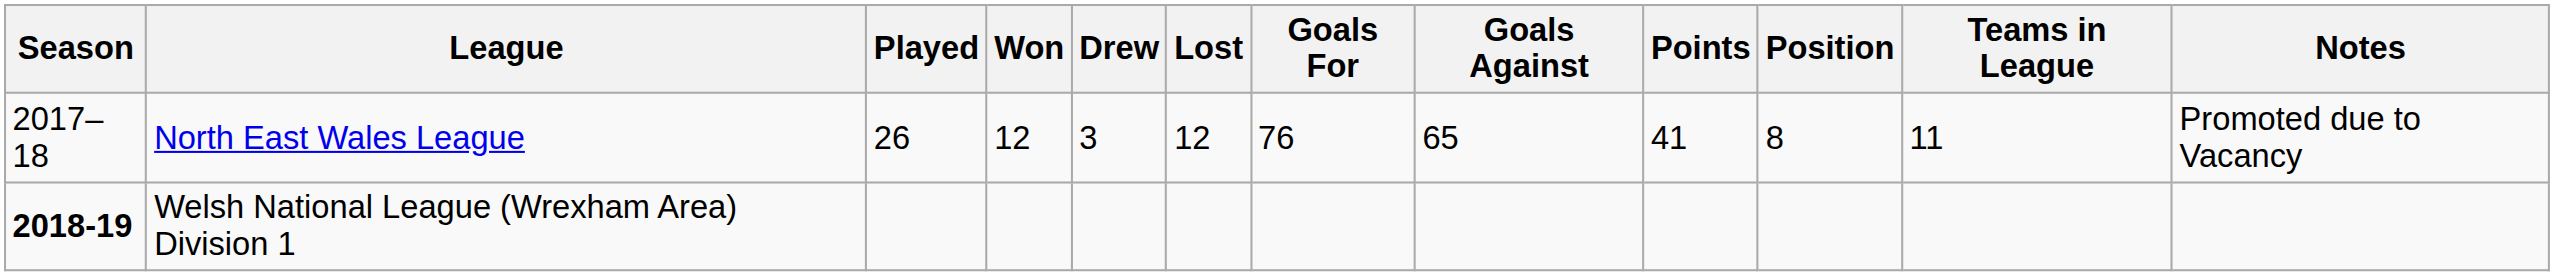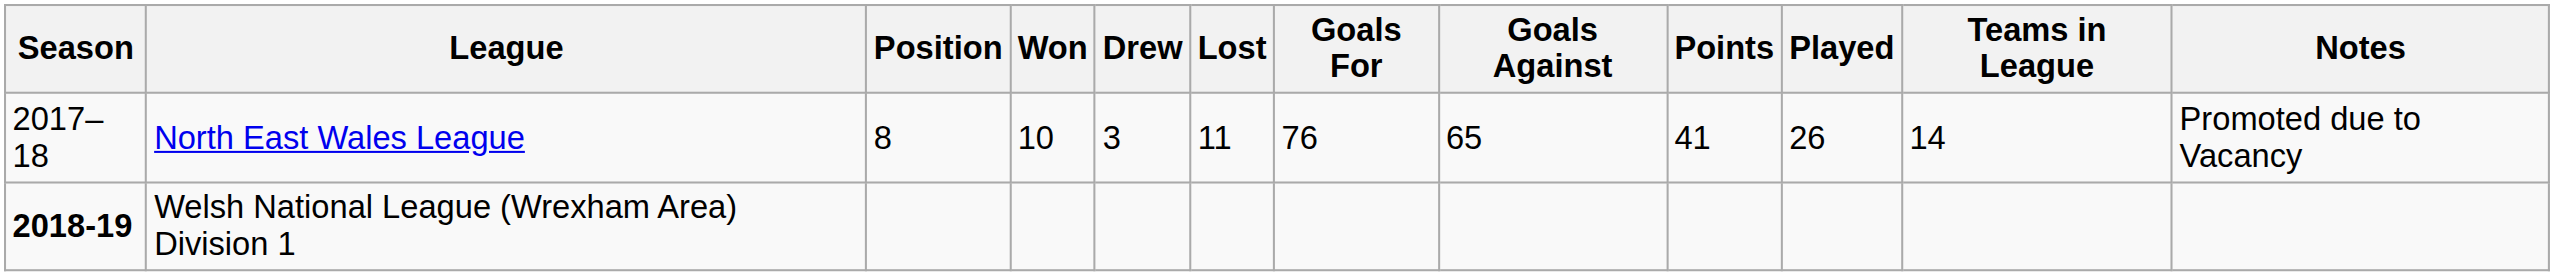columns swapped: (926, 48) <-> (1830, 48)
(1012, 137) 12 -> (1036, 137) 10
(1192, 137) 12 -> (1215, 137) 11
(1926, 137) 11 -> (1928, 137) 14
